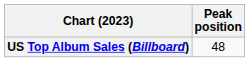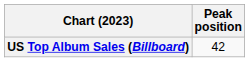(218, 47) 48 -> (218, 47) 42
